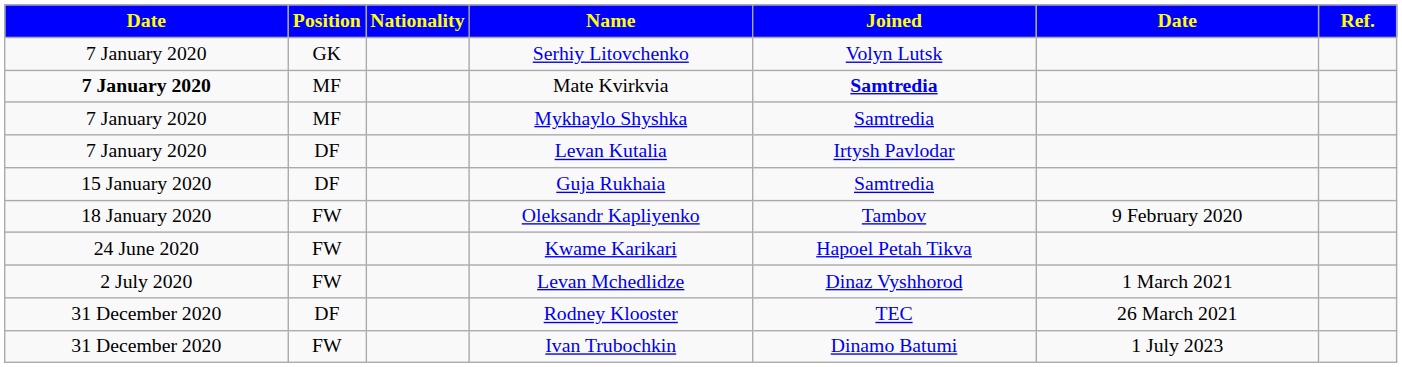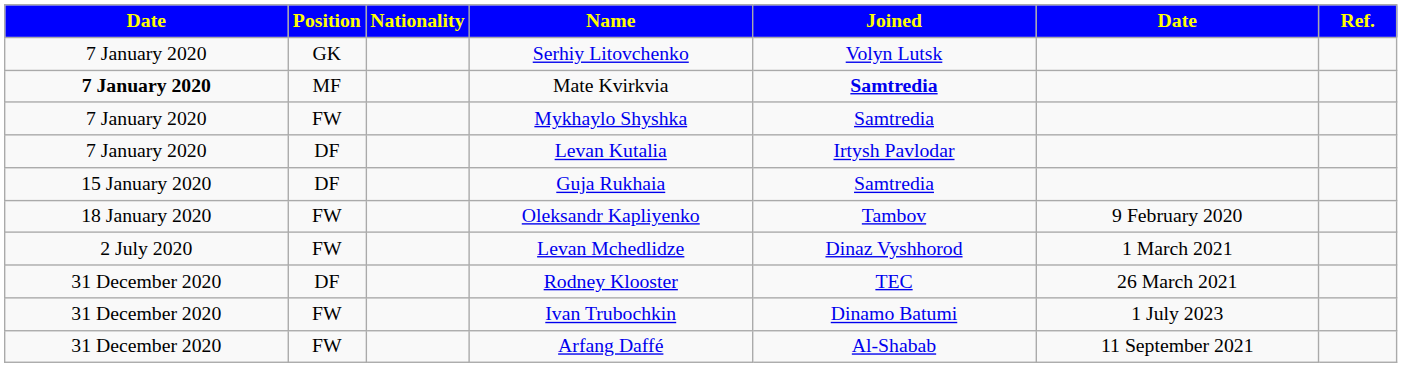(327, 118) MF -> (327, 118) FW
- row: (611, 248)
+ row: (611, 346)
